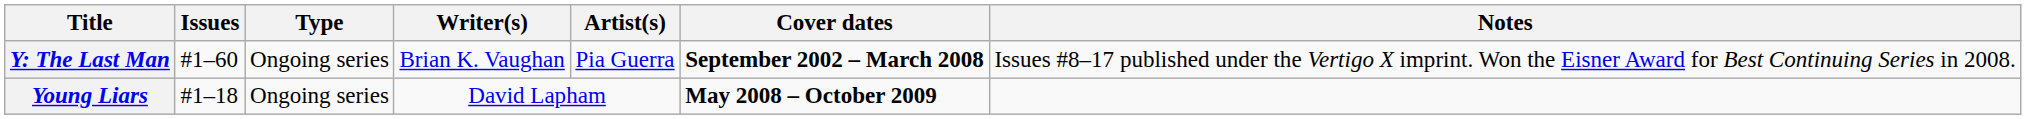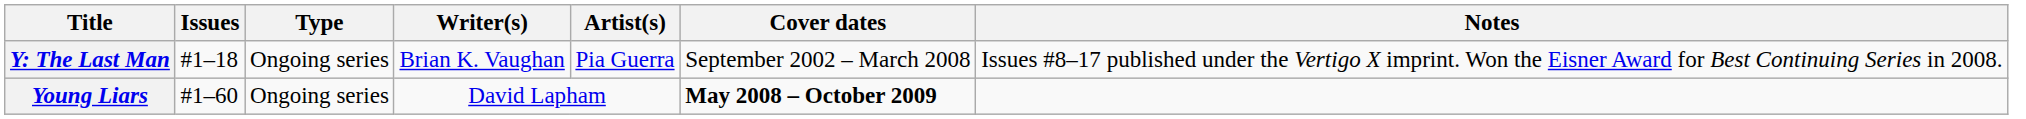(209, 59) #1–60 -> (209, 59) #1–18
(835, 59) bold -> (828, 59) normal
(209, 95) #1–18 -> (209, 95) #1–60
